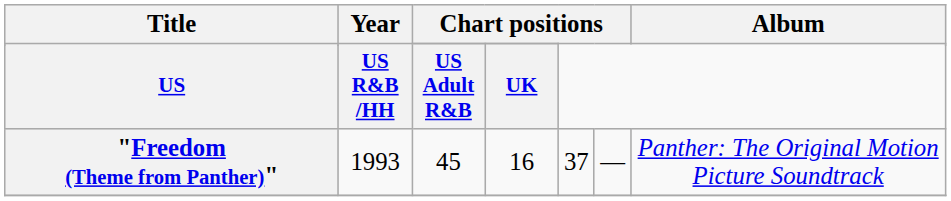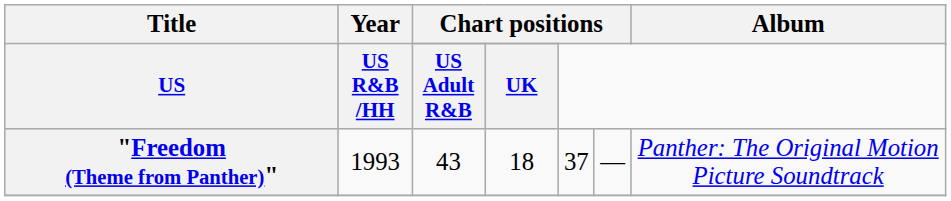(448, 161) 45 -> (448, 161) 43
(522, 161) 16 -> (522, 161) 18
